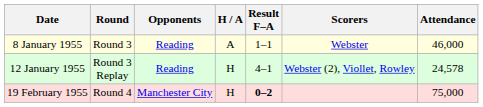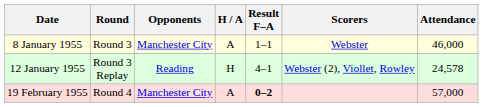(175, 44) Reading -> (175, 44) Manchester City
(230, 93) H -> (230, 93) A
(448, 93) 75,000 -> (448, 93) 57,000
